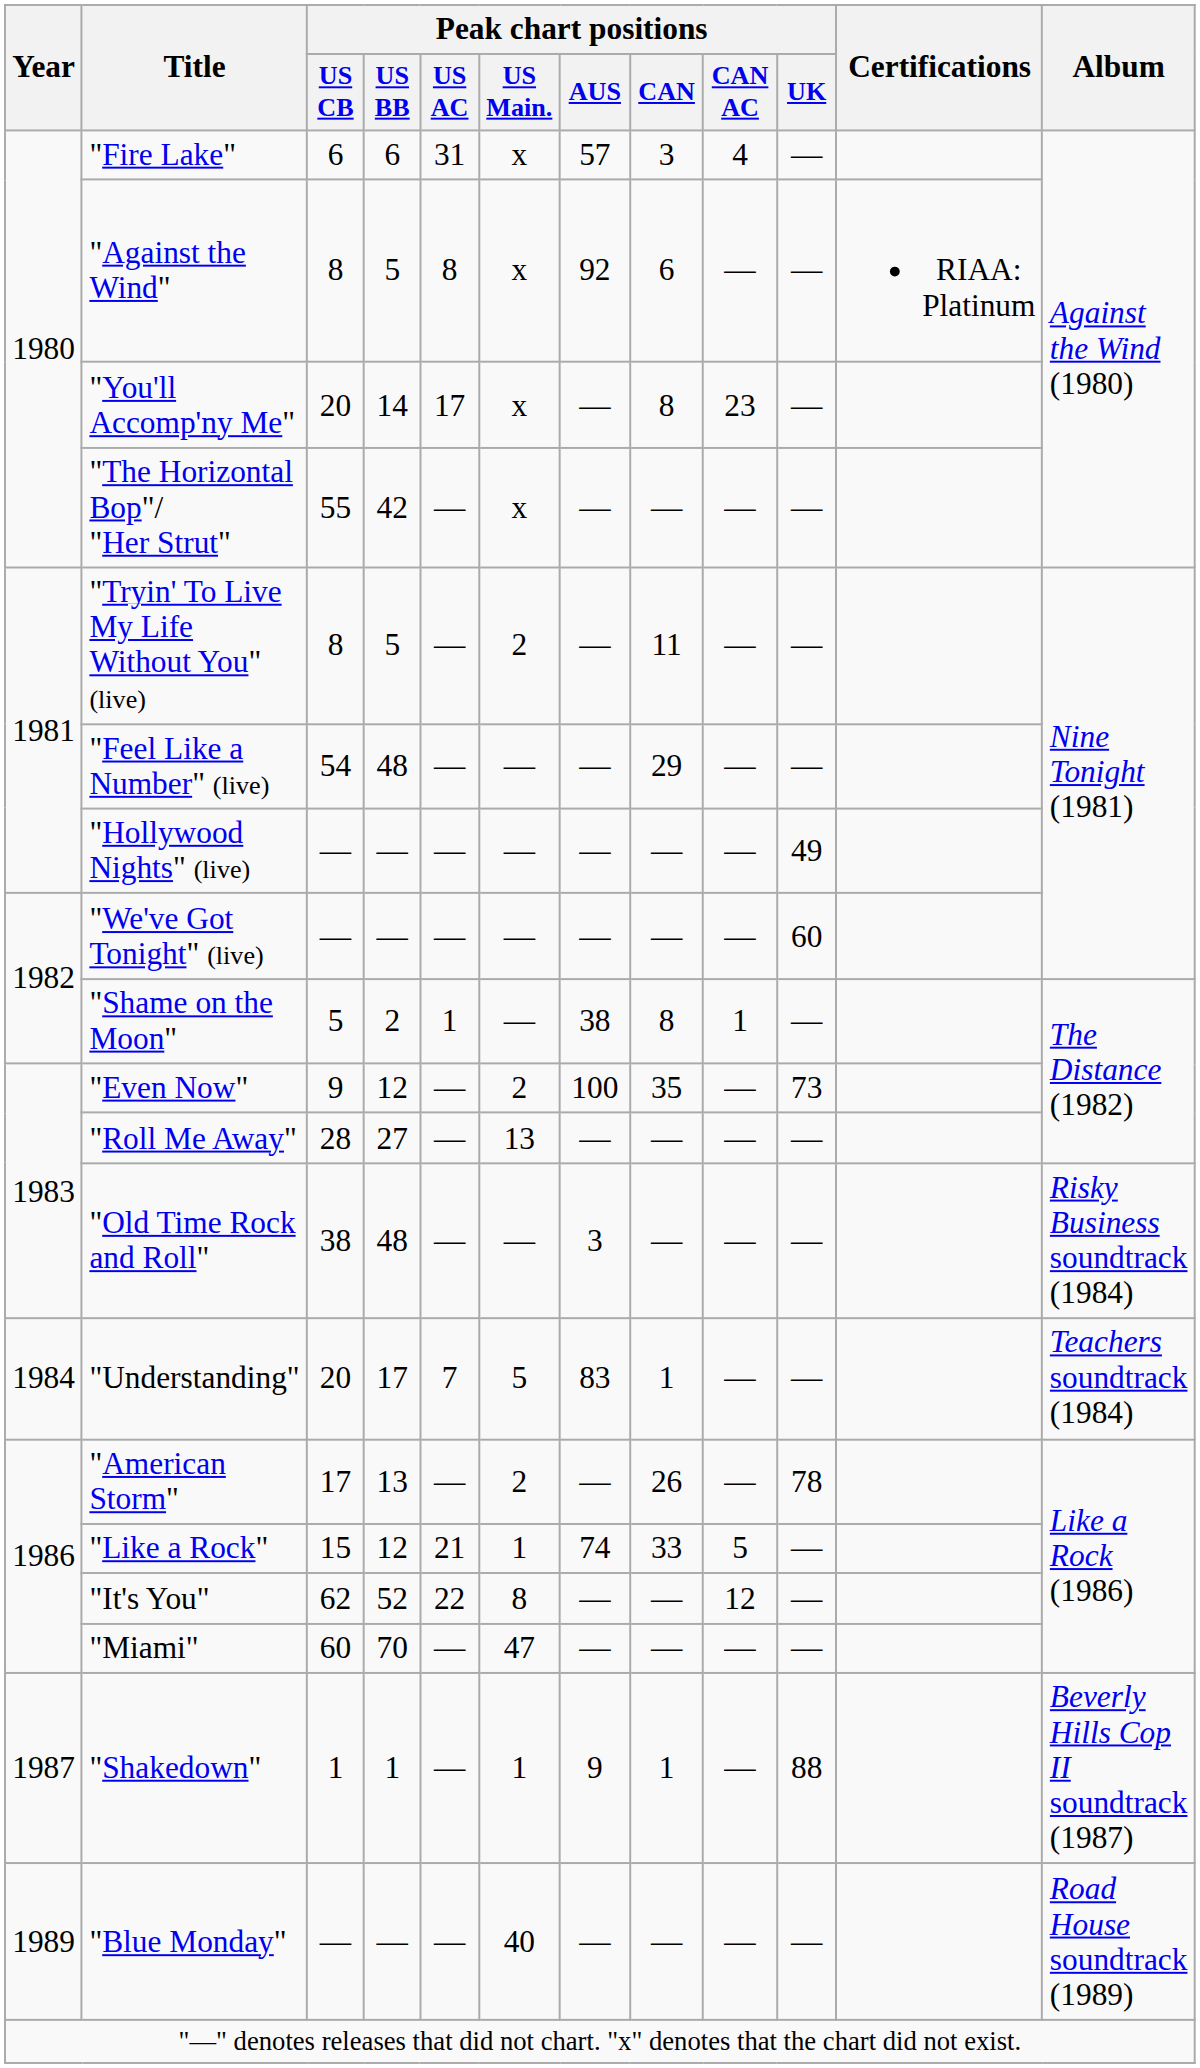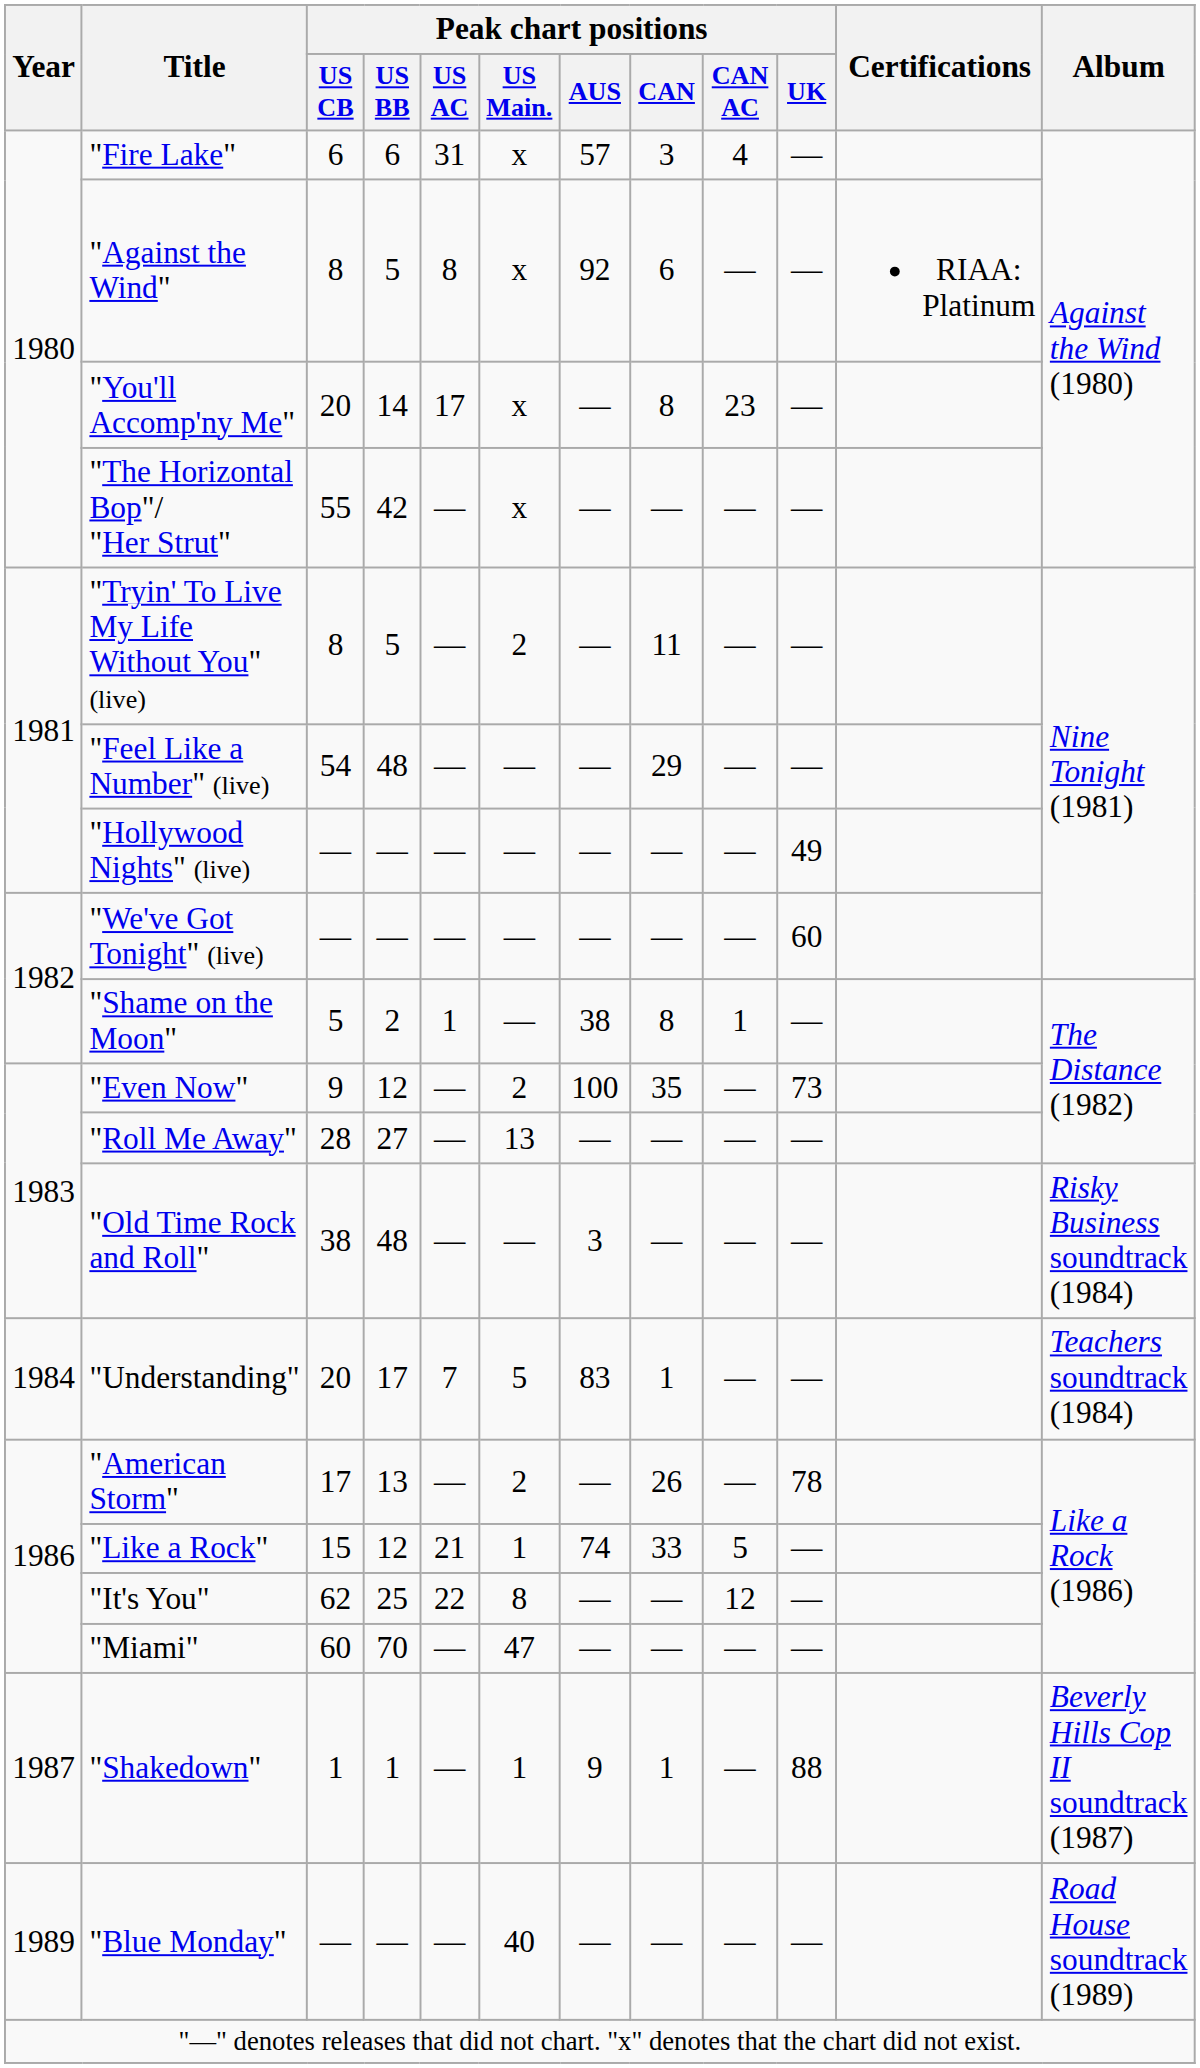(392, 1597) 52 -> (392, 1597) 25
